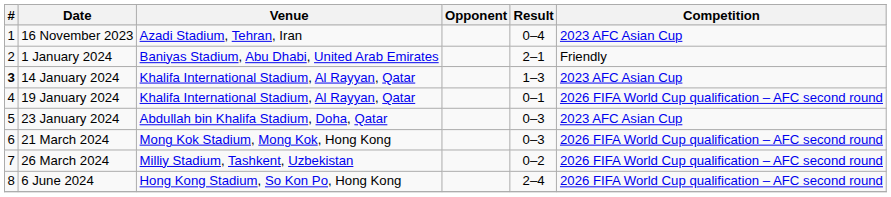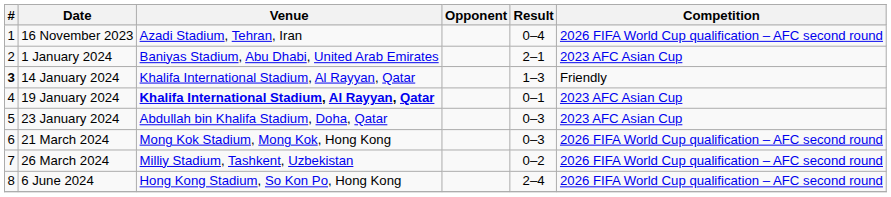(621, 35) 2023 AFC Asian Cup -> (721, 35) 2026 FIFA World Cup qualification – AFC second round
(583, 56) Friendly -> (621, 56) 2023 AFC Asian Cup
(621, 77) 2023 AFC Asian Cup -> (583, 77) Friendly
(277, 98) normal -> (287, 98) bold
(721, 98) 2026 FIFA World Cup qualification – AFC second round -> (621, 98) 2023 AFC Asian Cup
